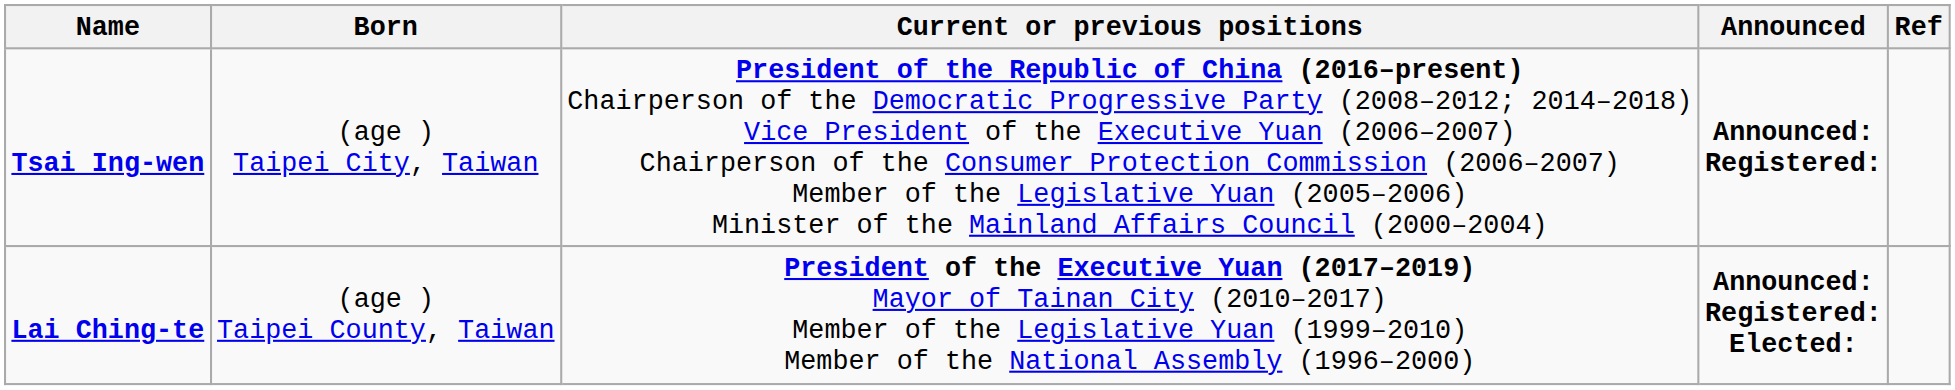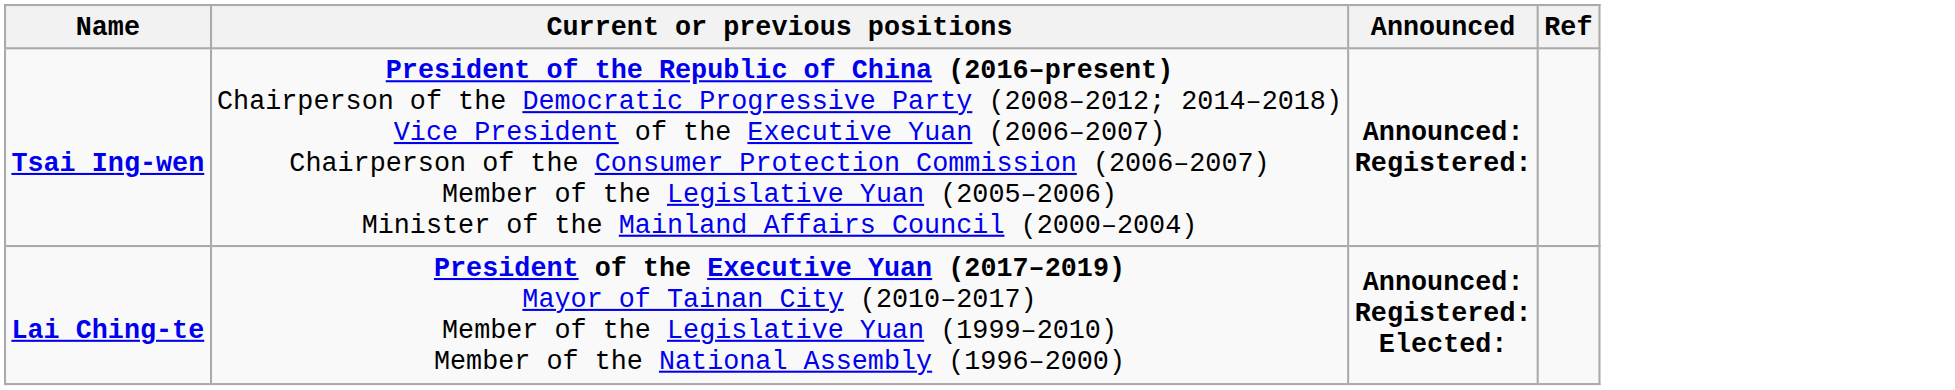- column: (386, 27)
